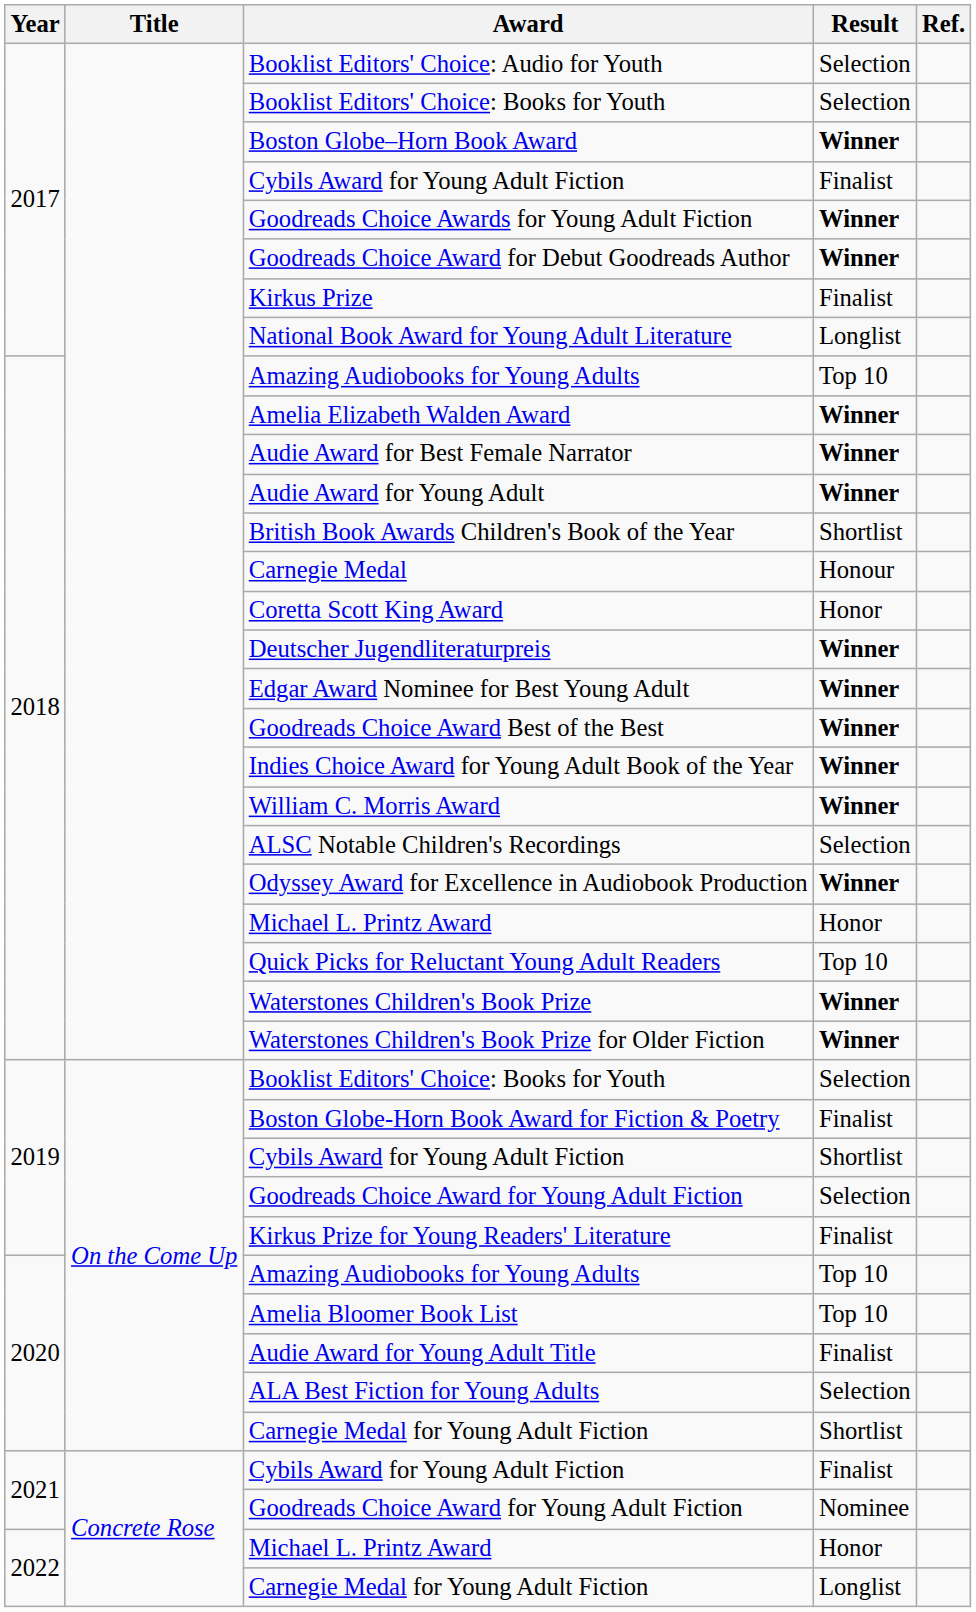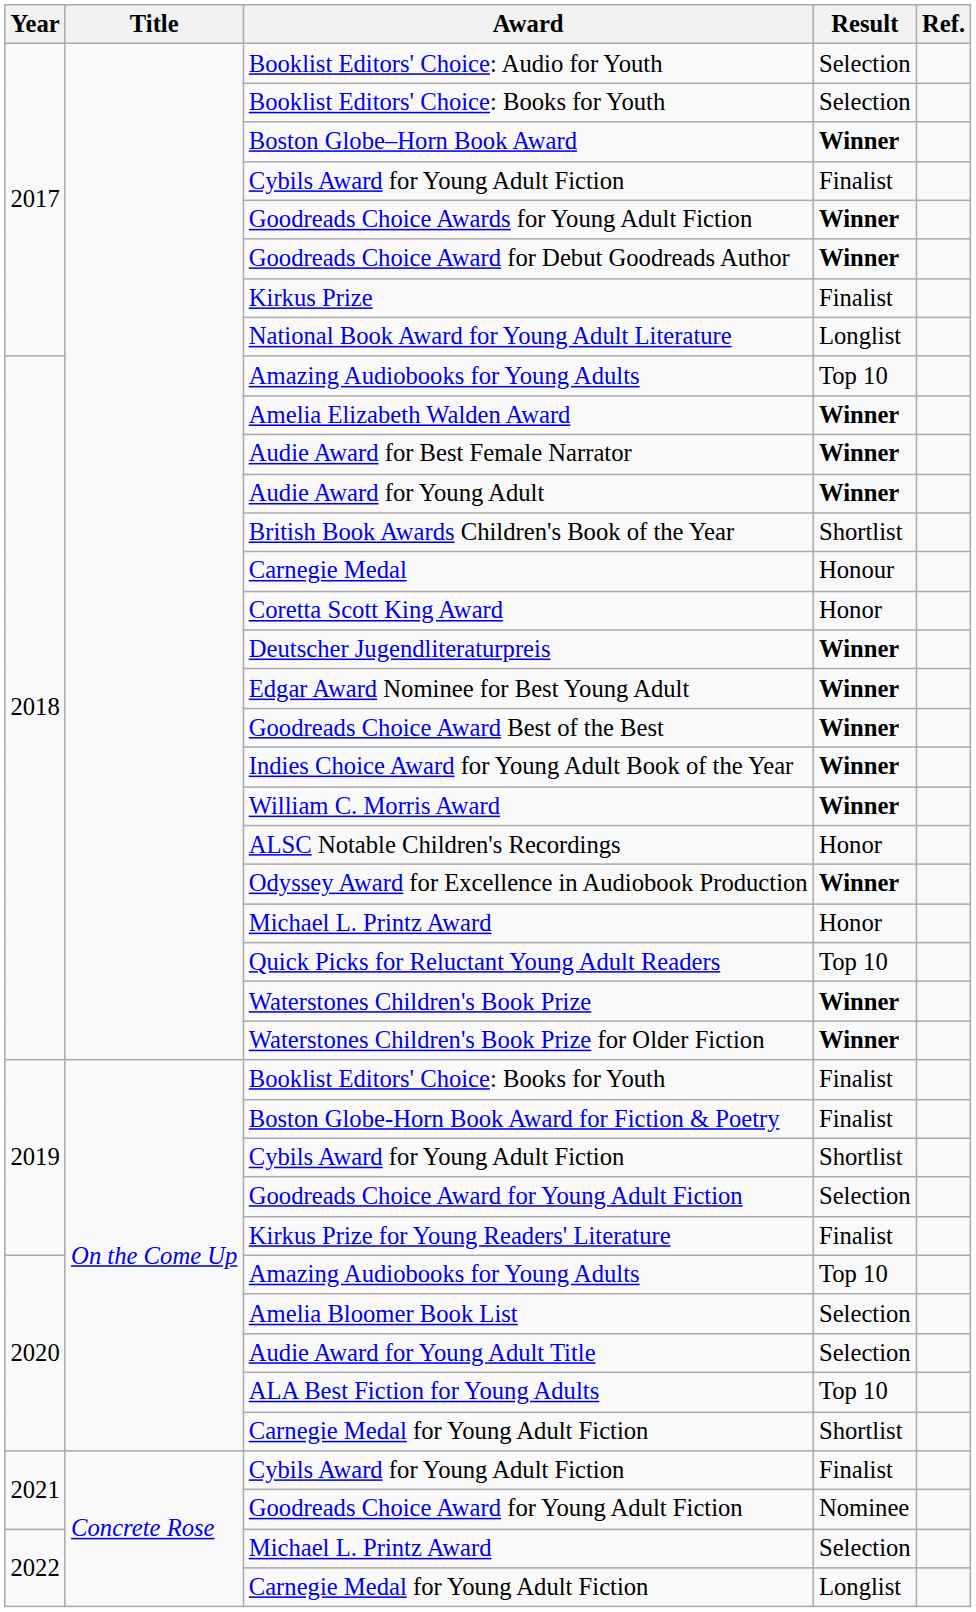(865, 844) Selection -> (850, 844) Honor
(865, 1079) Selection -> (856, 1079) Finalist
(853, 1313) Top 10 -> (865, 1313) Selection
(856, 1352) Finalist -> (865, 1352) Selection
(865, 1391) Selection -> (853, 1391) Top 10
(850, 1548) Honor -> (865, 1548) Selection
